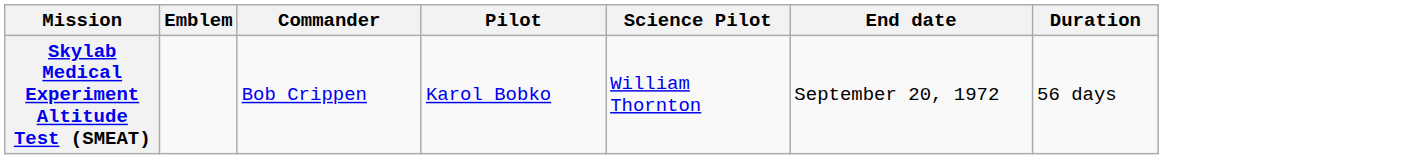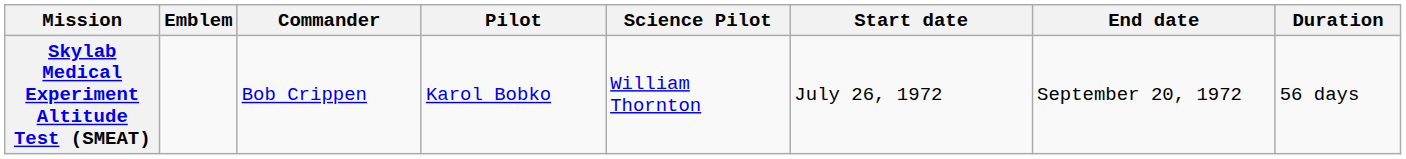+ column: (911, 20)
